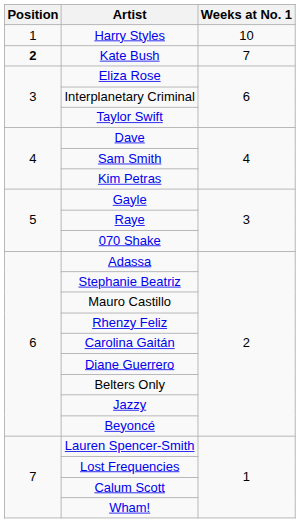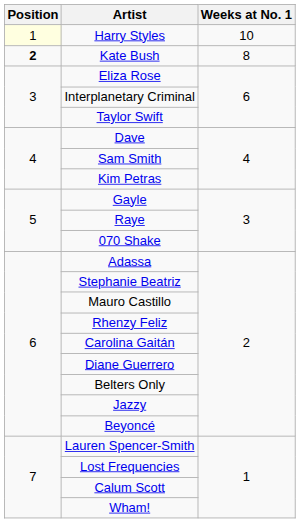(33, 35) no background -> (33, 35) lightyellow background
(246, 55) 7 -> (246, 55) 8
